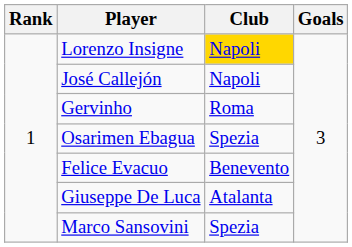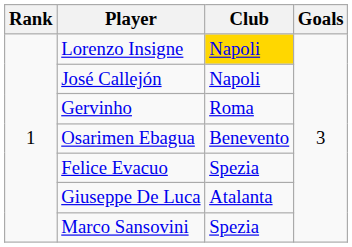(234, 138) Spezia -> (249, 138) Benevento
(249, 167) Benevento -> (234, 167) Spezia
